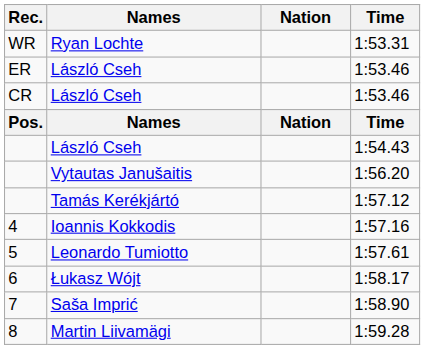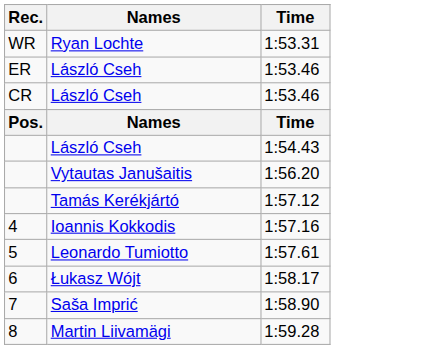- column: (306, 17)
